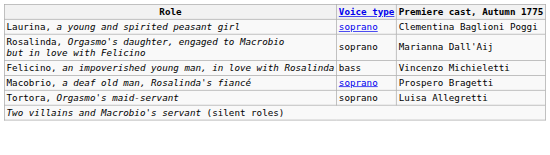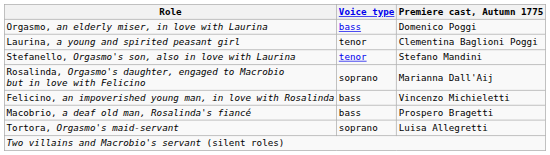+ row: (137, 27)
(358, 27) soprano -> (353, 42) tenor
+ row: (151, 57)
(358, 83) soprano -> (350, 113) bass
